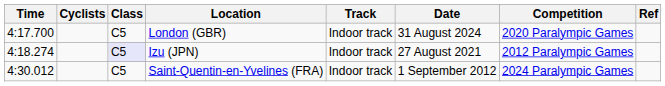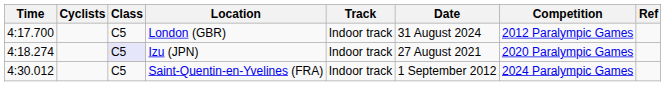(568, 33) 2020 Paralympic Games -> (568, 33) 2012 Paralympic Games
(568, 52) 2012 Paralympic Games -> (568, 52) 2020 Paralympic Games
